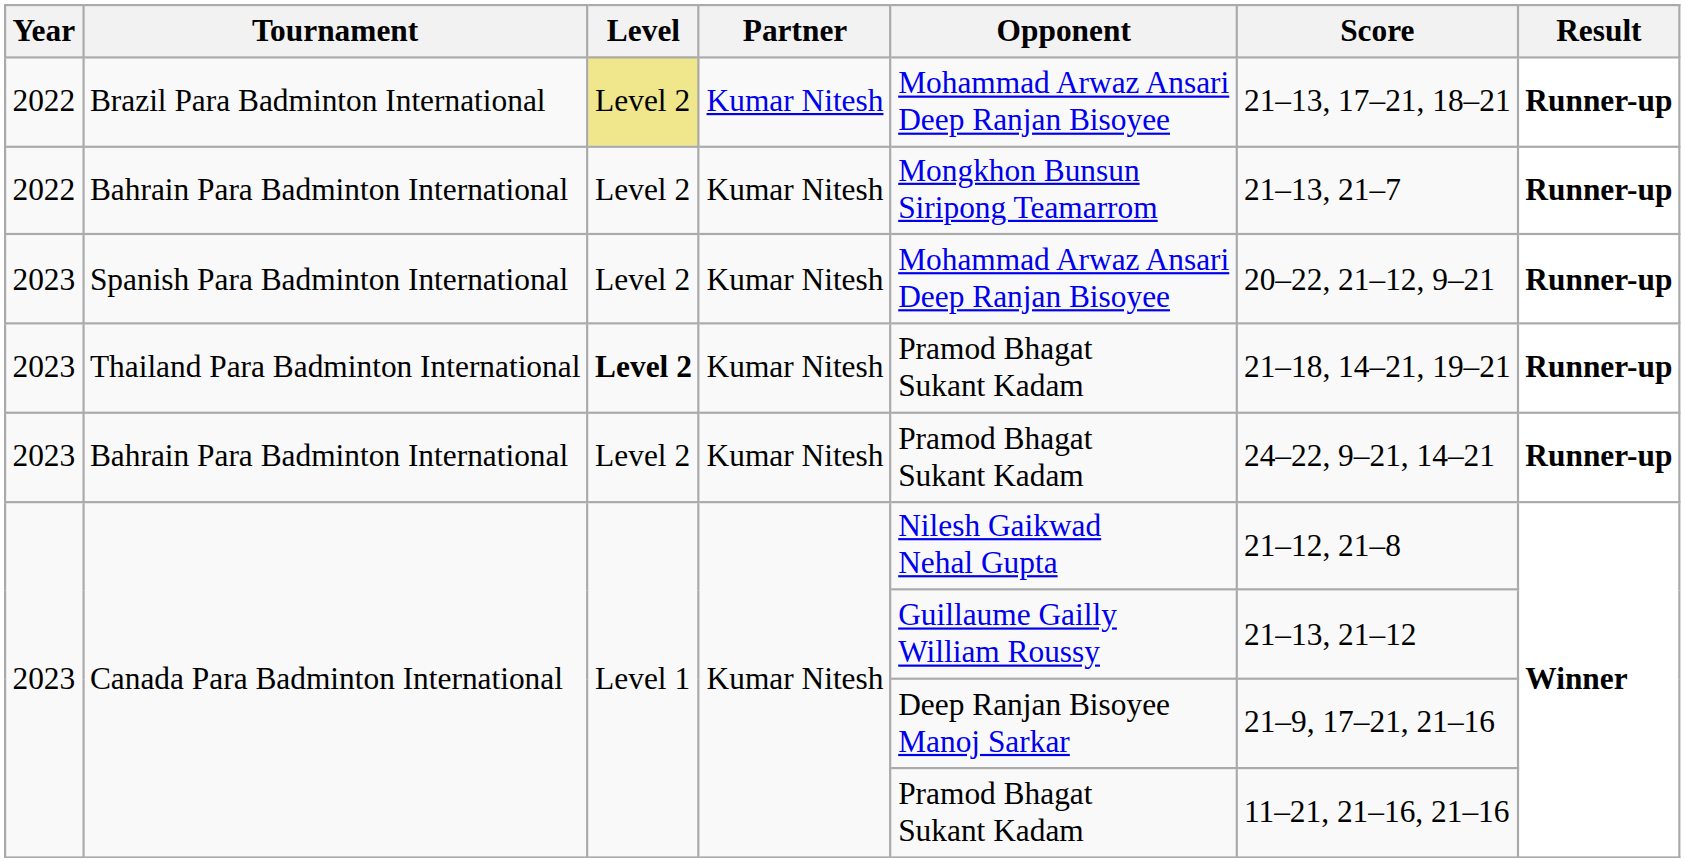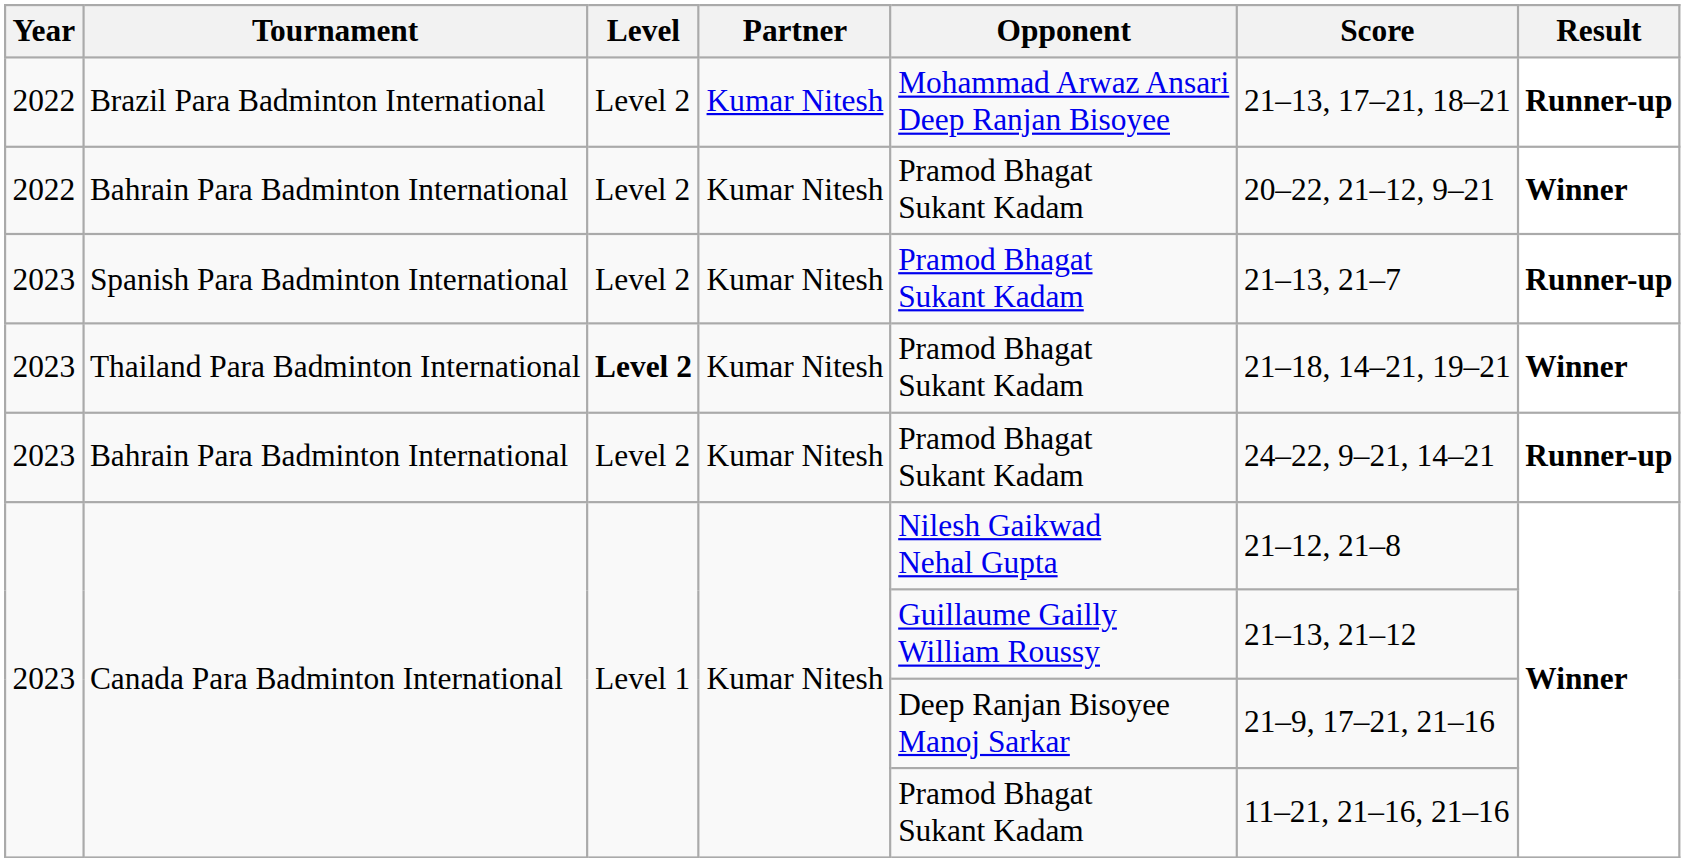(643, 101) khaki background -> (643, 101) no background
(1028, 189) Mongkhon Bunsun Siripong Teamarrom -> (995, 189) Pramod Bhagat Sukant Kadam
(1322, 189) 21–13, 21–7 -> (1369, 189) 20–22, 21–12, 9–21
(1599, 189) Runner-up -> (1577, 189) Winner
(1064, 278) Mohammad Arwaz Ansari Deep Ranjan Bisoyee -> (995, 278) Pramod Bhagat Sukant Kadam
(1369, 278) 20–22, 21–12, 9–21 -> (1322, 278) 21–13, 21–7
(1599, 367) Runner-up -> (1577, 367) Winner
